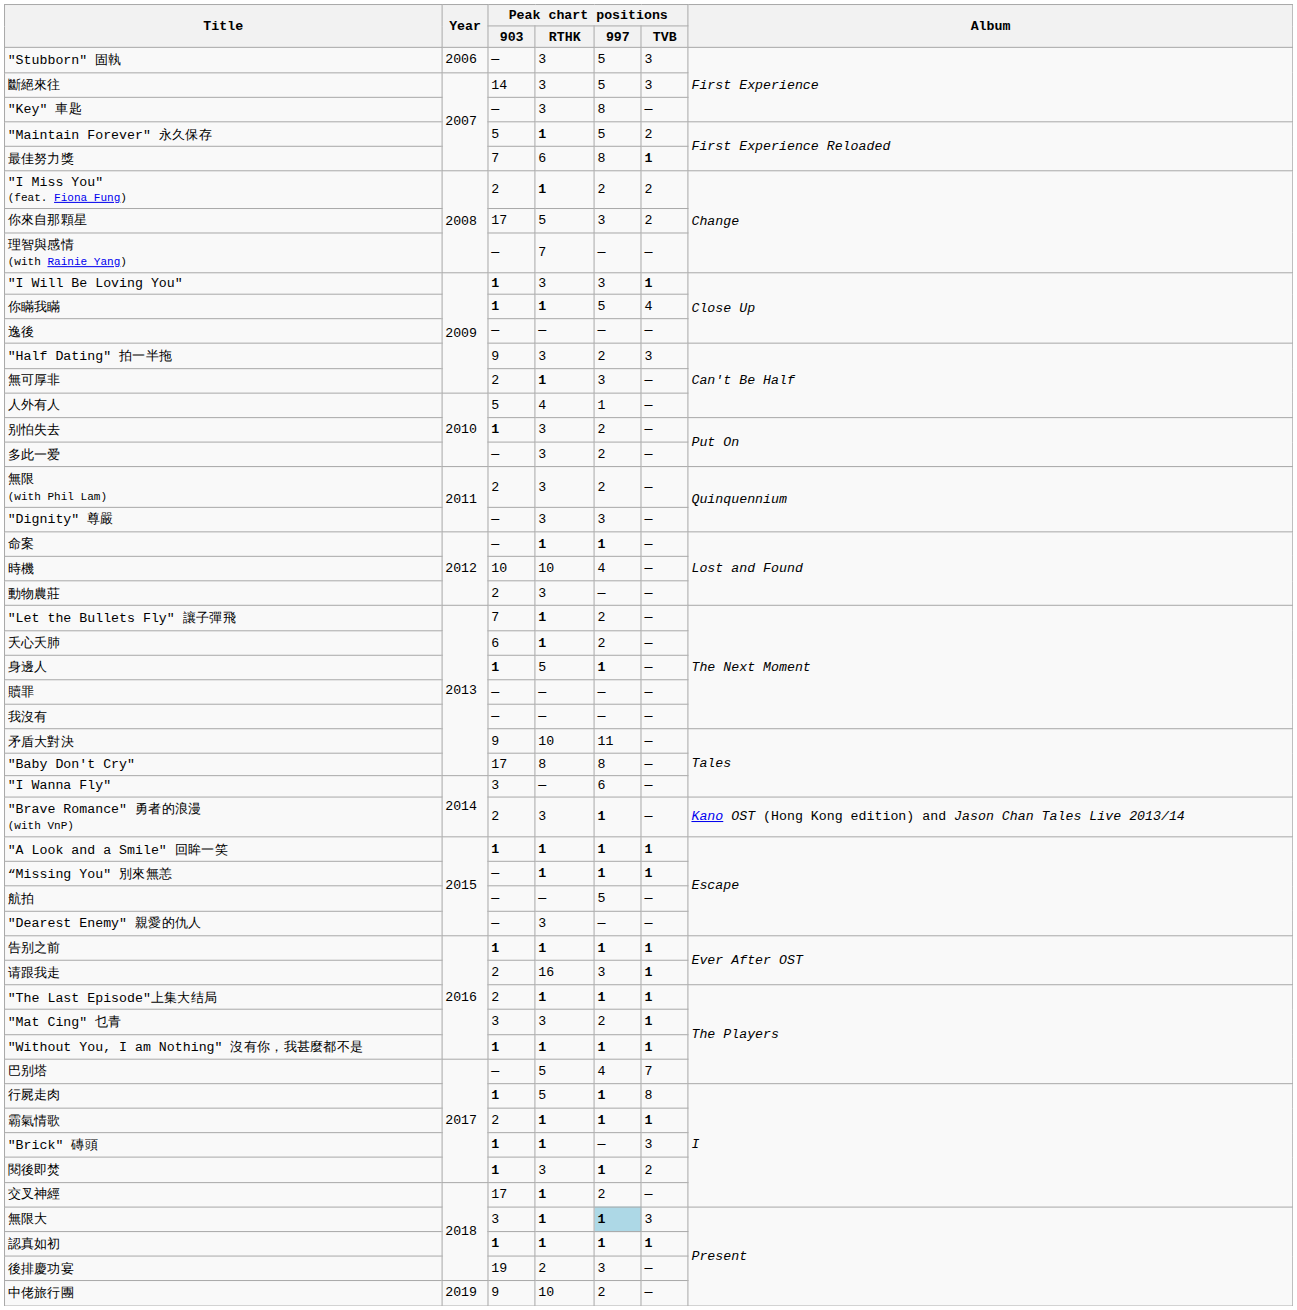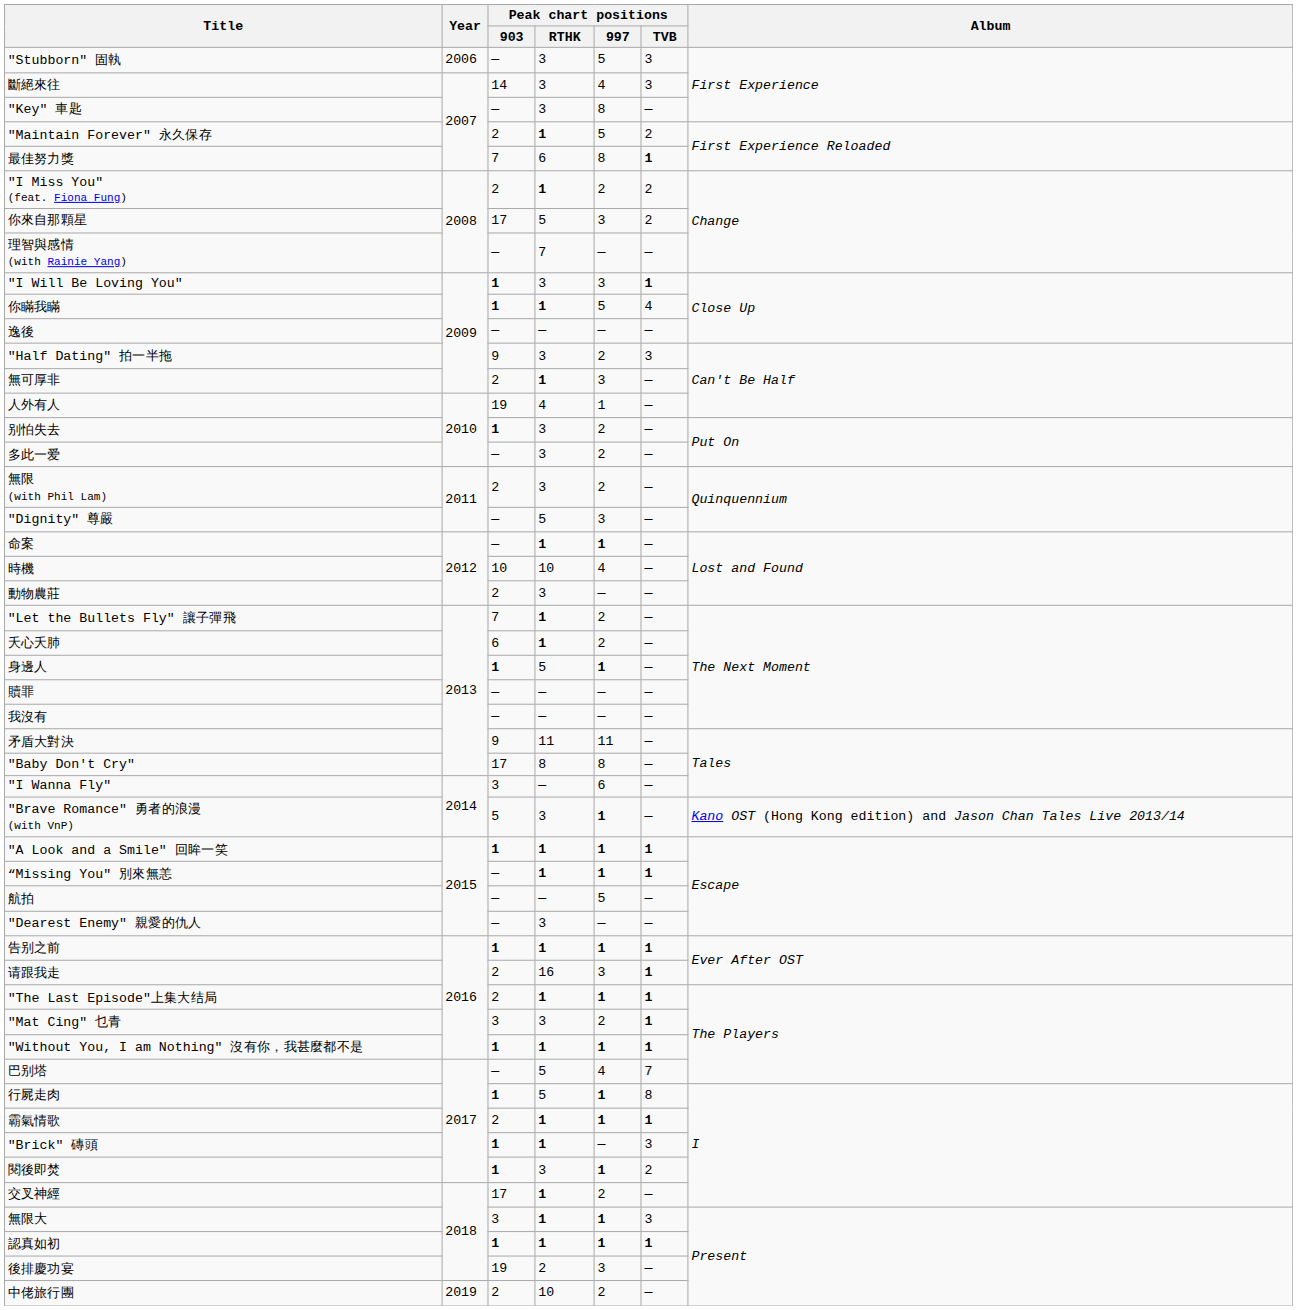(602, 85) 5 -> (602, 85) 4
(495, 134) 5 -> (495, 134) 2
(495, 405) 5 -> (499, 405) 19
(542, 519) 3 -> (542, 519) 5
(546, 741) 10 -> (546, 741) 11
(495, 817) 2 -> (495, 817) 5
(602, 1219) lightblue background -> (602, 1219) no background
(495, 1293) 9 -> (495, 1293) 2
